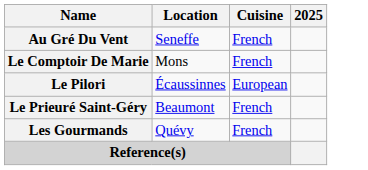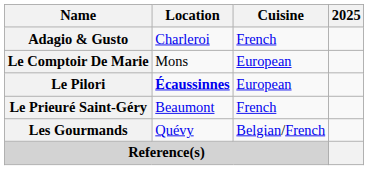+ row: (78, 38)
- row: (78, 38)
(252, 61) French -> (264, 61) European
(190, 84) normal -> (193, 84) bold
(252, 130) French -> (281, 130) Belgian/French
